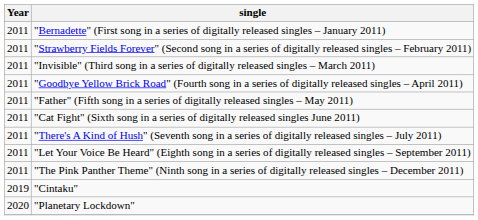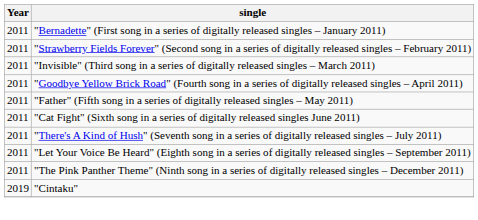- row: (84, 205)
